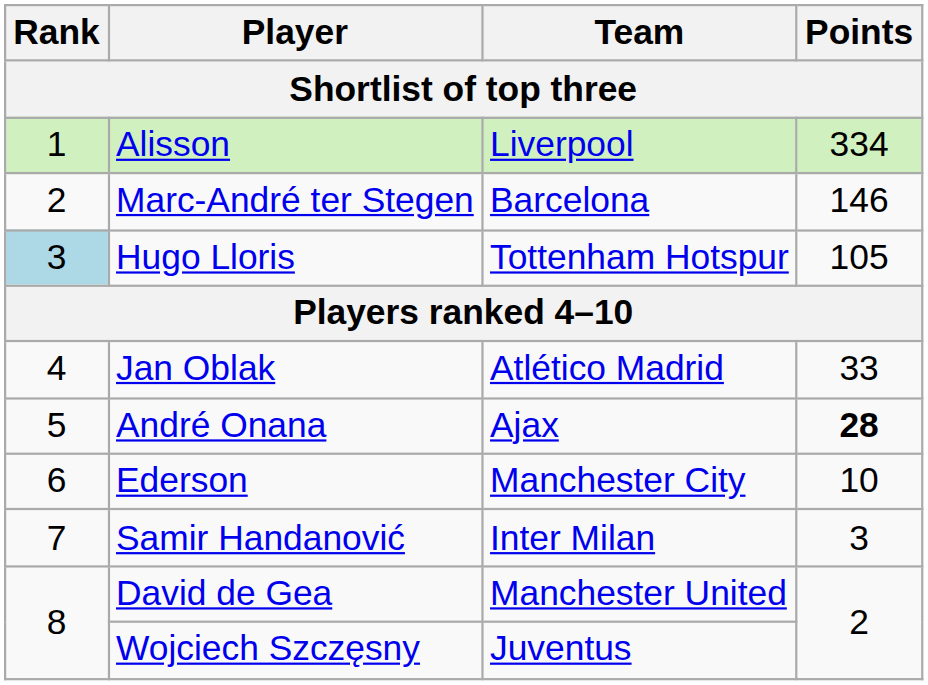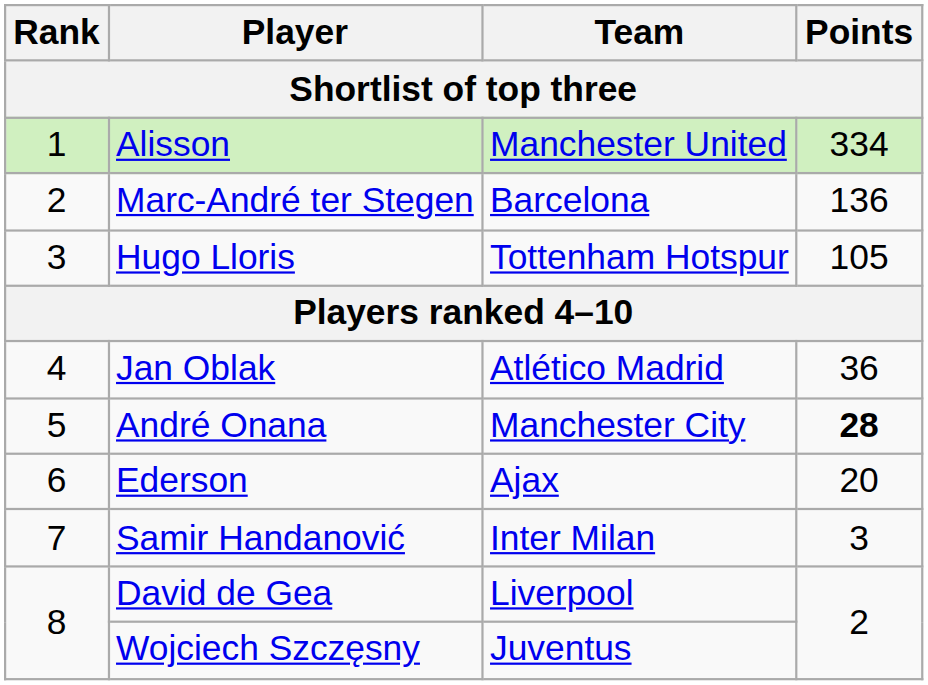(562, 144) Liverpool -> (638, 144) Manchester United
(859, 200) 146 -> (859, 200) 136
(56, 256) lightblue background -> (56, 256) no background
(859, 369) 33 -> (859, 369) 36
(524, 425) Ajax -> (618, 425) Manchester City
(618, 481) Manchester City -> (524, 481) Ajax
(859, 481) 10 -> (859, 481) 20
(638, 593) Manchester United -> (562, 593) Liverpool
